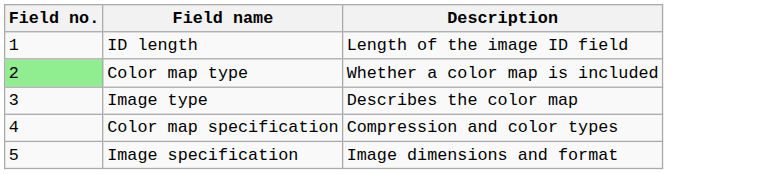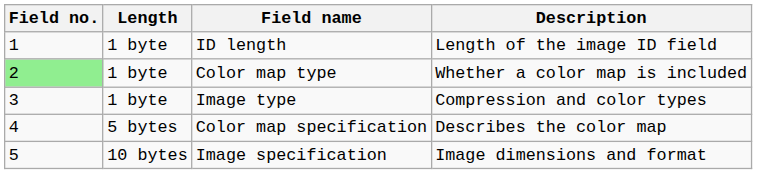+ column: (147, 18)
(462, 100) Describes the color map -> (571, 100) Compression and color types
(483, 128) Compression and color types -> (551, 128) Describes the color map
